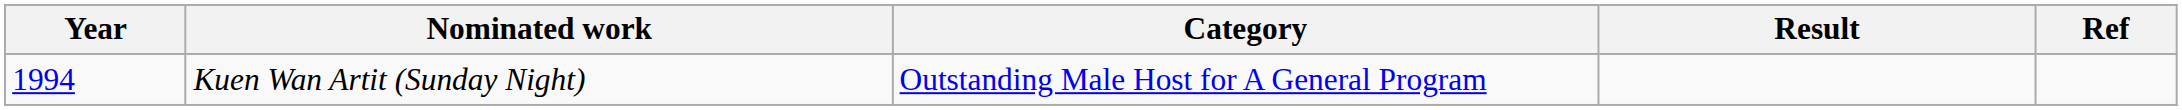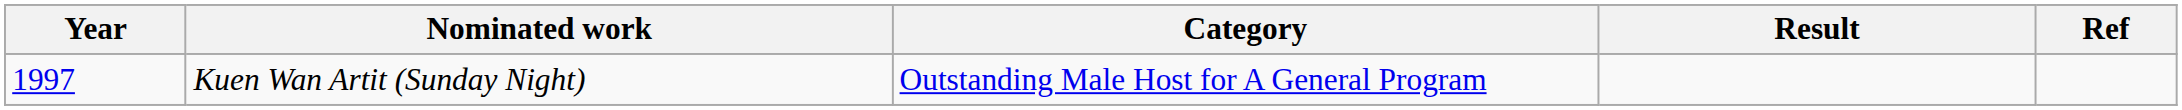(44, 79) 1994 -> (44, 79) 1997
